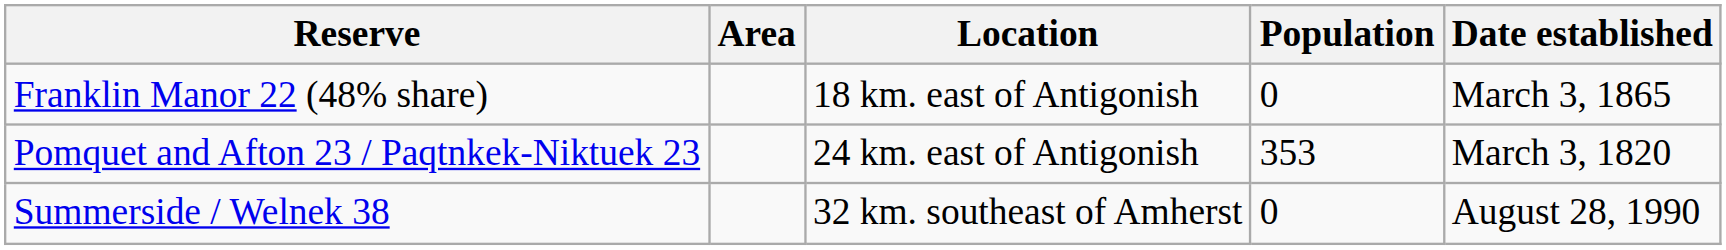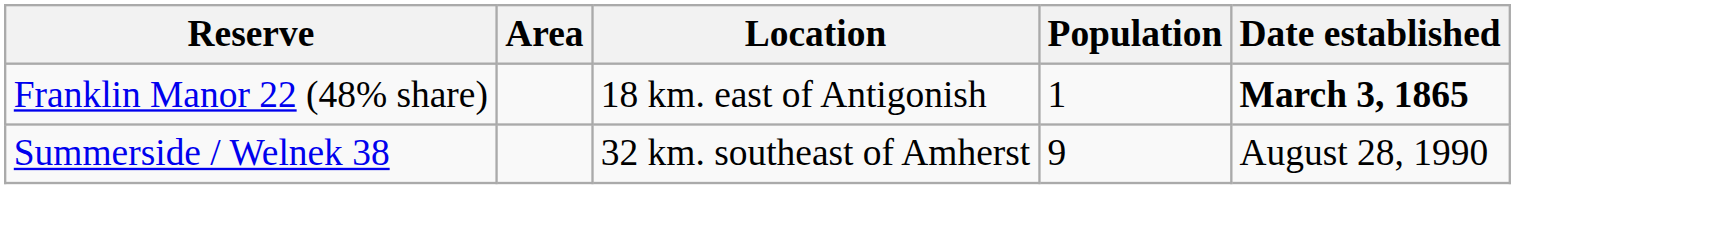(1269, 93) 0 -> (1057, 93) 1
(1561, 93) normal -> (1354, 93) bold
- row: (357, 152)
(1269, 212) 0 -> (1057, 152) 9
